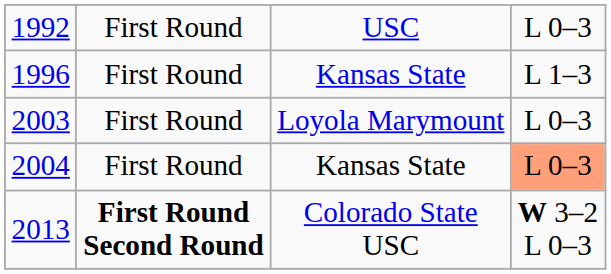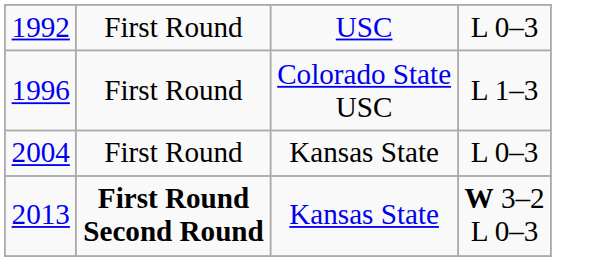(391, 73) Kansas State -> (364, 90) Colorado State USC
- row: (41, 119)
(558, 166) lightsalmon background -> (505, 152) no background
(391, 228) Colorado State USC -> (364, 215) Kansas State
